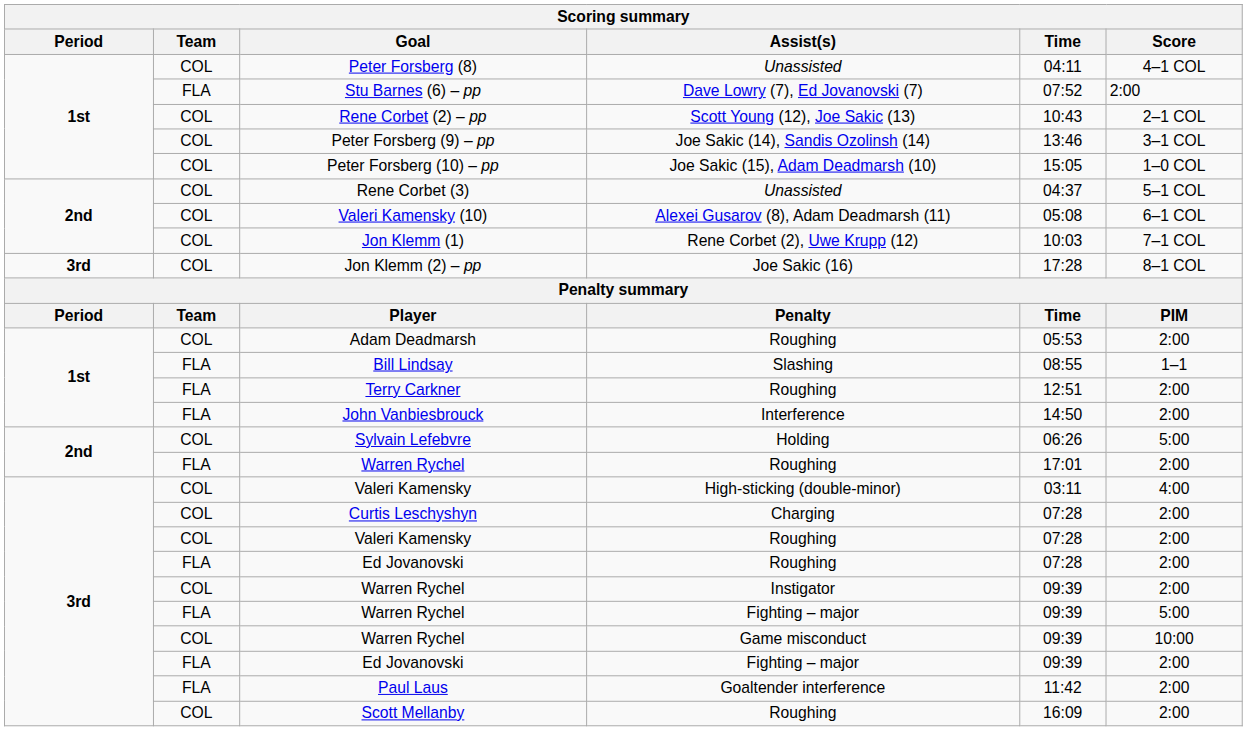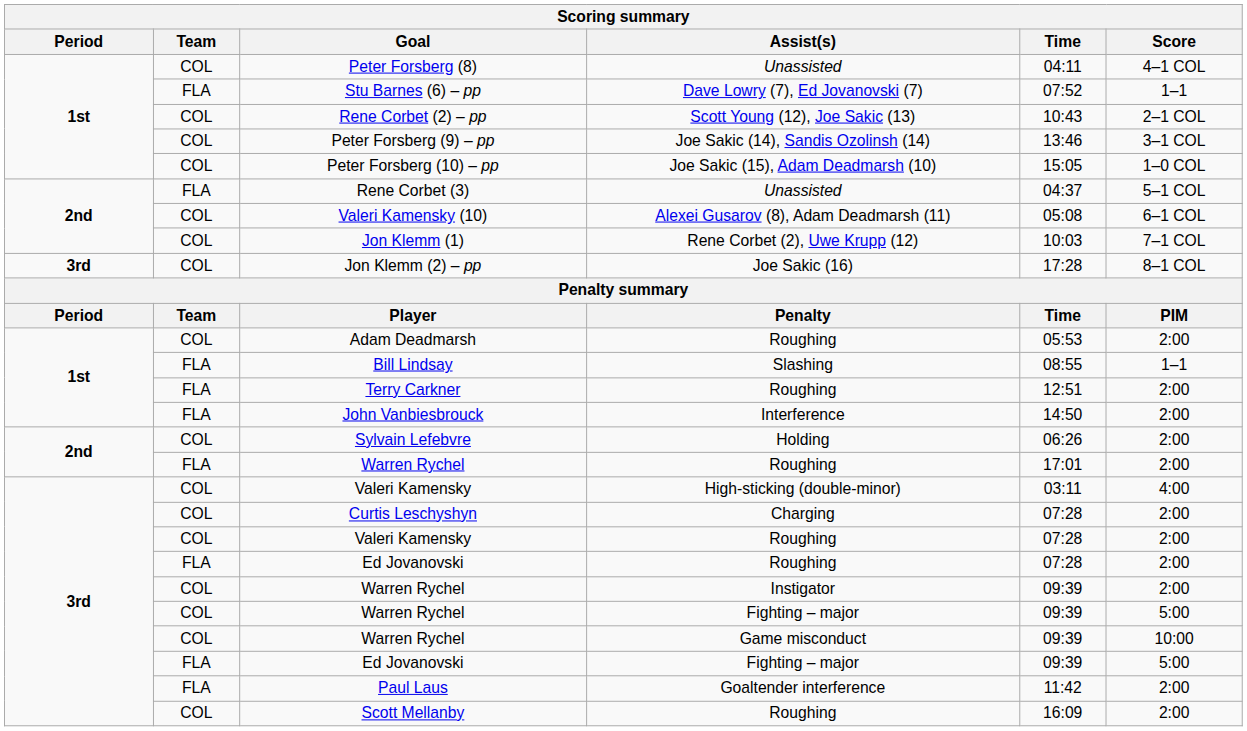(1125, 91) 2:00 -> (1174, 91) 1–1
(196, 191) COL -> (196, 191) FLA
(1174, 439) 5:00 -> (1174, 439) 2:00
(196, 613) FLA -> (196, 613) COL
(1174, 663) 2:00 -> (1174, 663) 5:00
